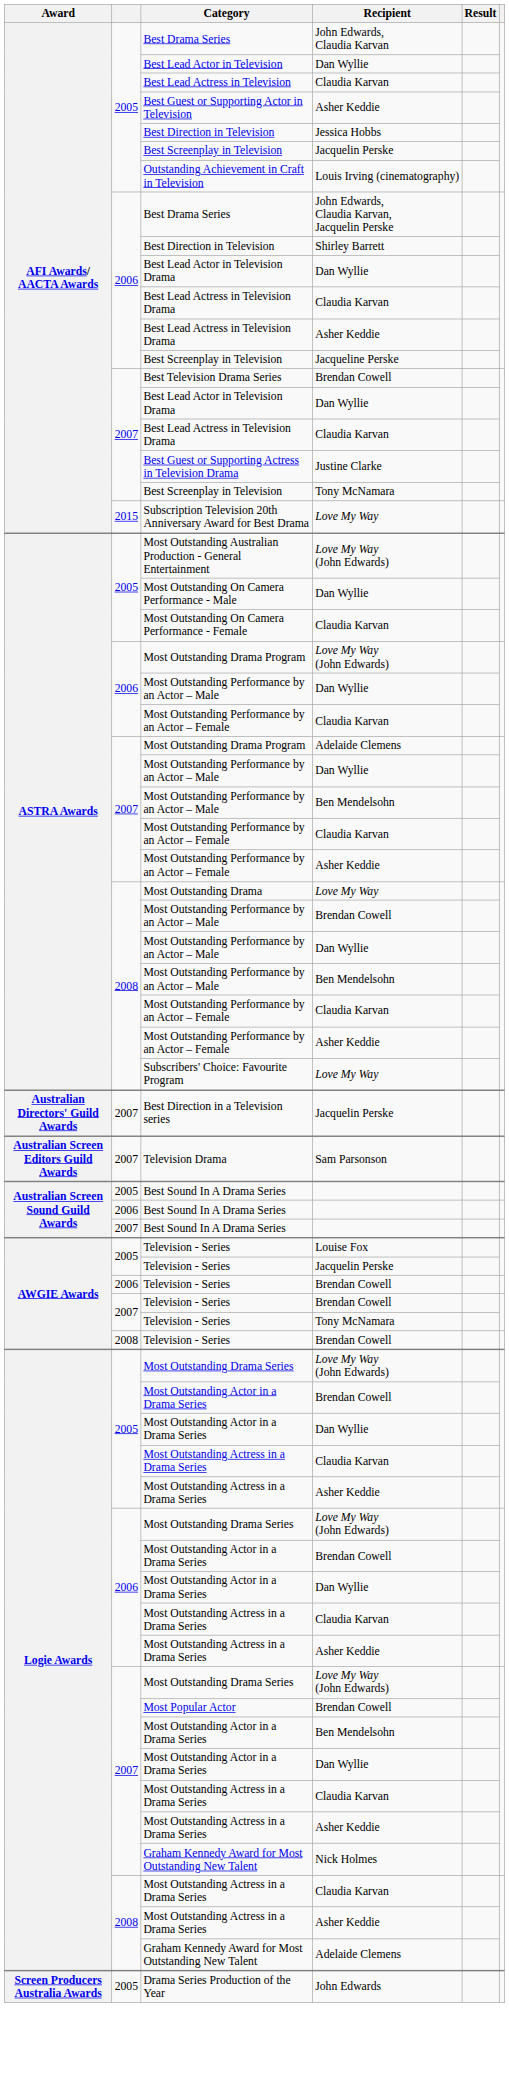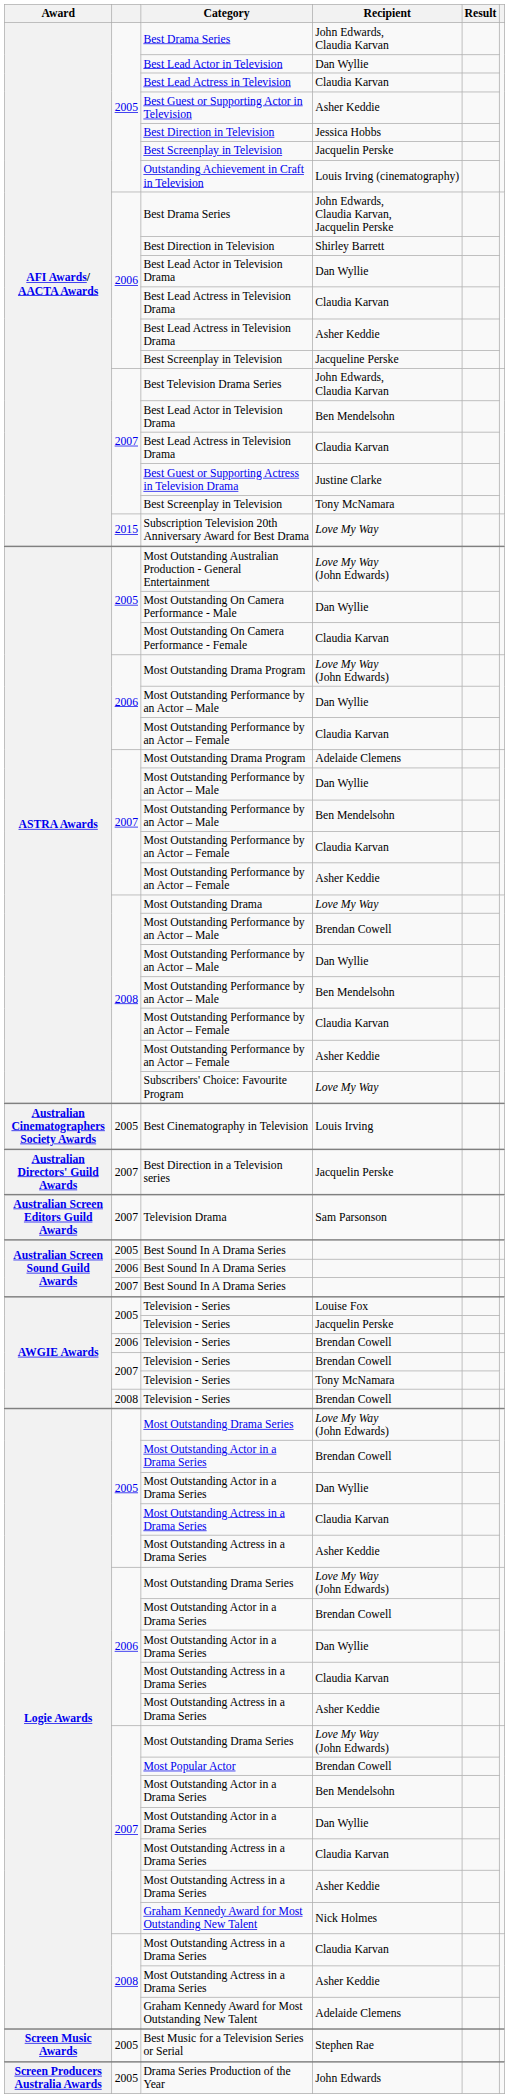(353, 378) Brendan Cowell -> (352, 384) John Edwards, Claudia Karvan
(342, 403) Dan Wyllie -> (355, 416) Ben Mendelsohn
+ row: (126, 1126)
+ row: (126, 2045)
